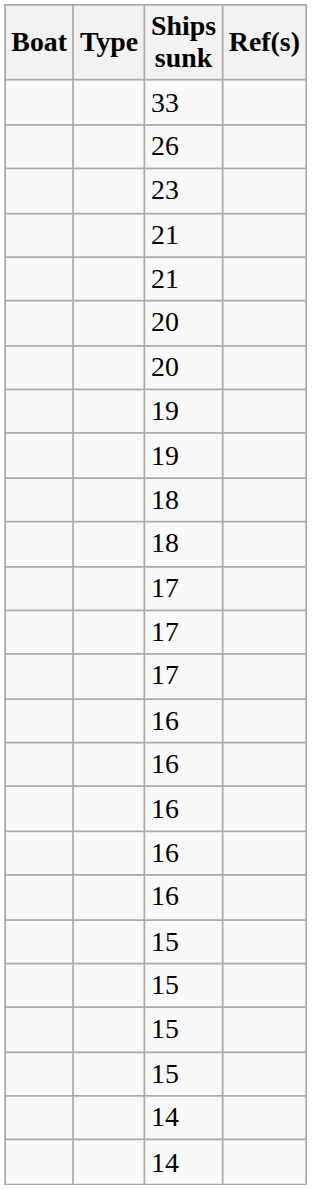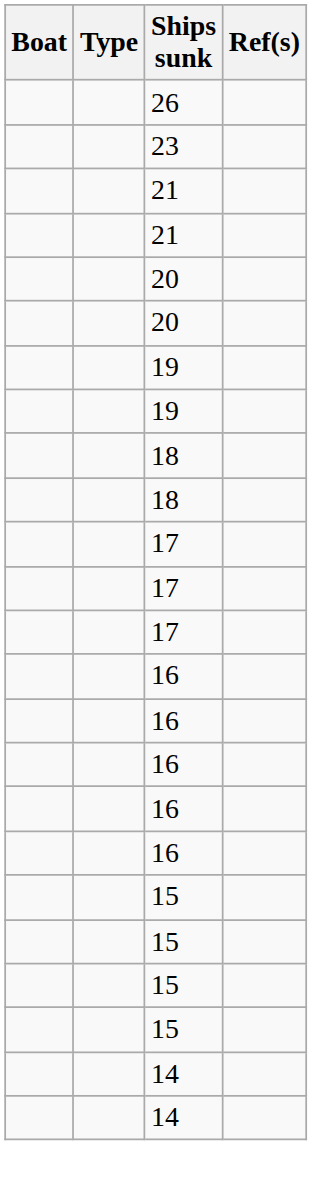- row: (39, 102)
